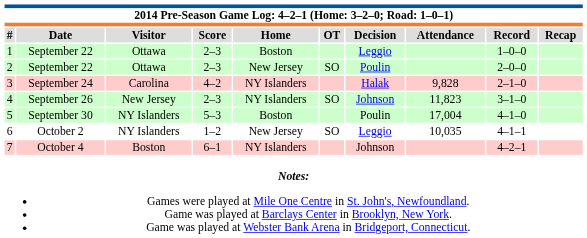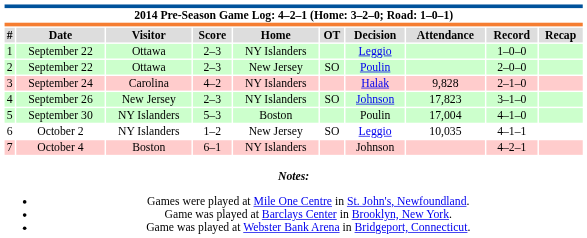(276, 51) Boston -> (276, 51) NY Islanders
(445, 99) 11,823 -> (445, 99) 17,823
